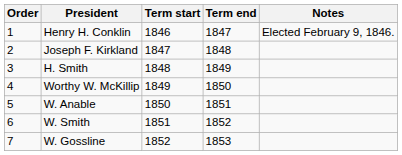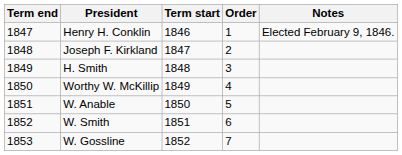columns swapped: (23, 13) <-> (231, 13)
